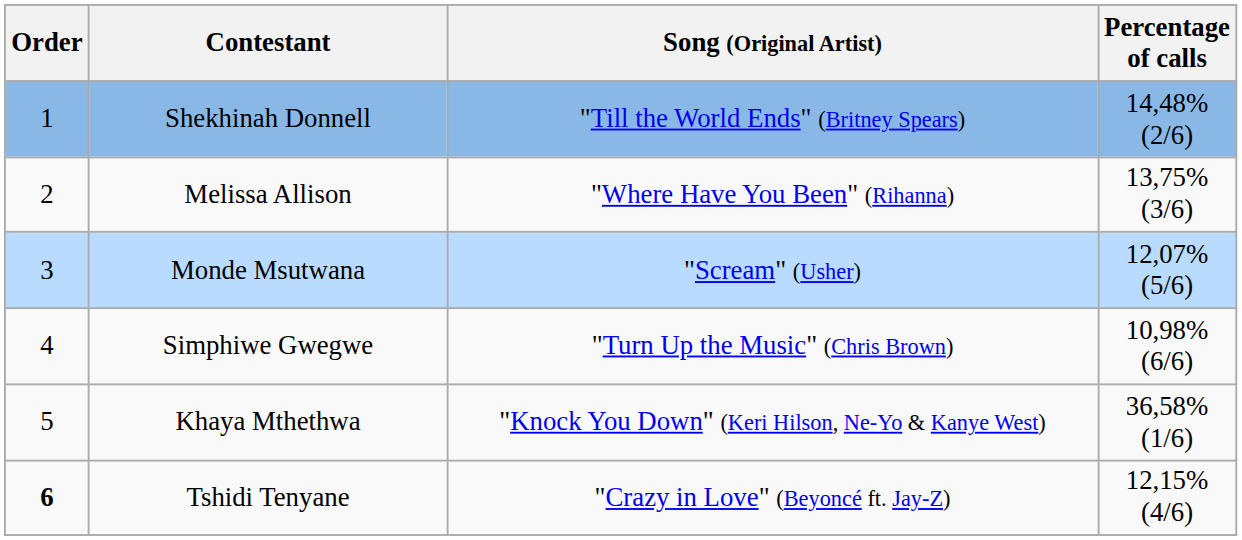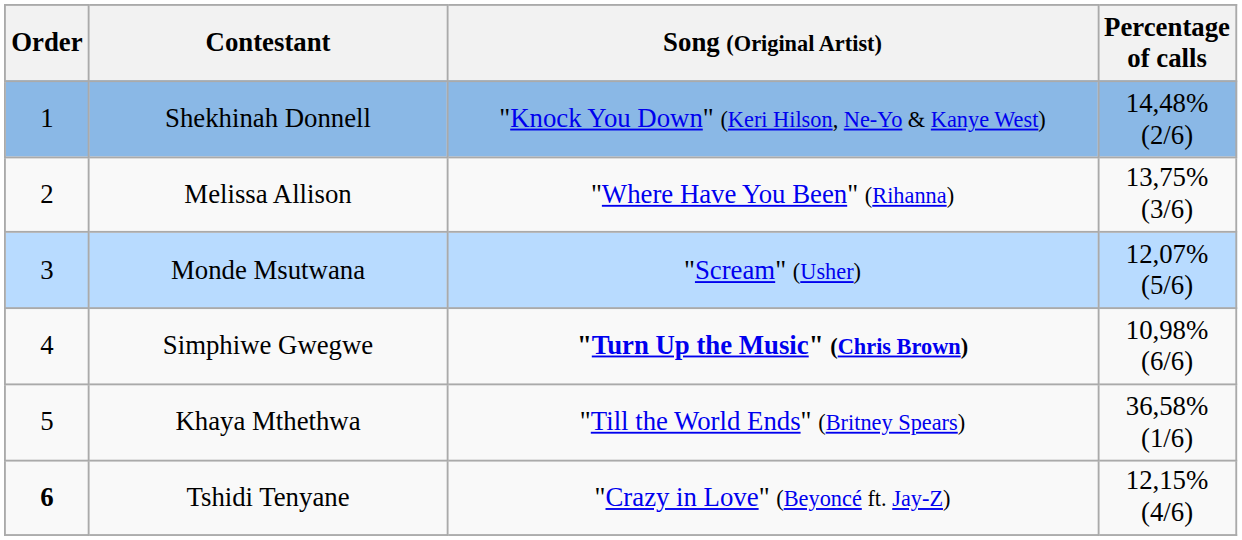(773, 118) "Till the World Ends" (Britney Spears) -> (773, 118) "Knock You Down" (Keri Hilson, Ne-Yo & Kanye West)
(773, 345) normal -> (773, 345) bold
(773, 421) "Knock You Down" (Keri Hilson, Ne-Yo & Kanye West) -> (773, 421) "Till the World Ends" (Britney Spears)
